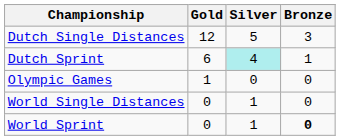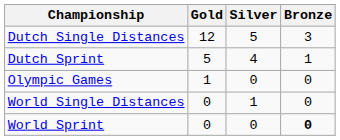(207, 59) 6 -> (207, 59) 5
(254, 59) paleturquoise background -> (254, 59) no background
(254, 125) 1 -> (254, 125) 0
